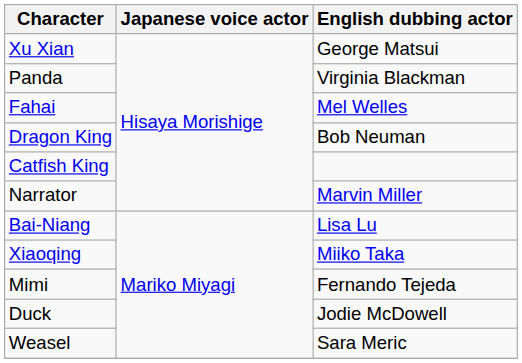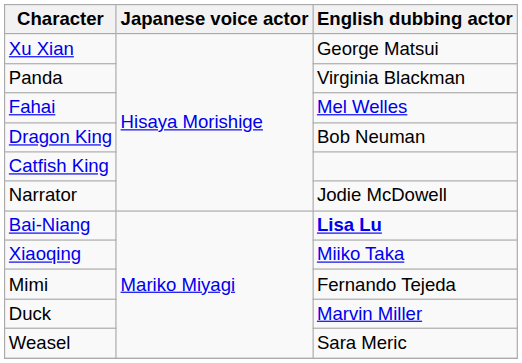(370, 195) Marvin Miller -> (382, 195) Jodie McDowell
(347, 225) normal -> (349, 225) bold
(382, 313) Jodie McDowell -> (370, 313) Marvin Miller
